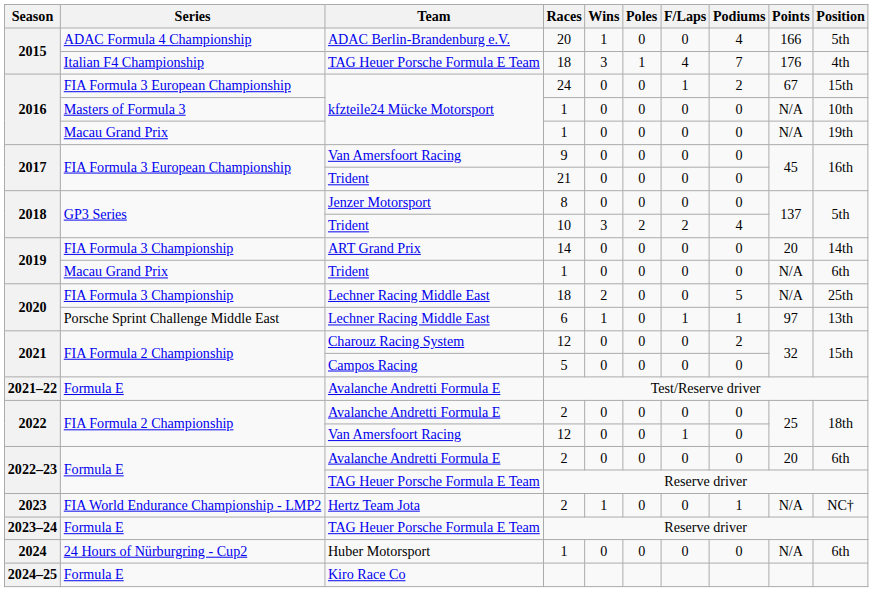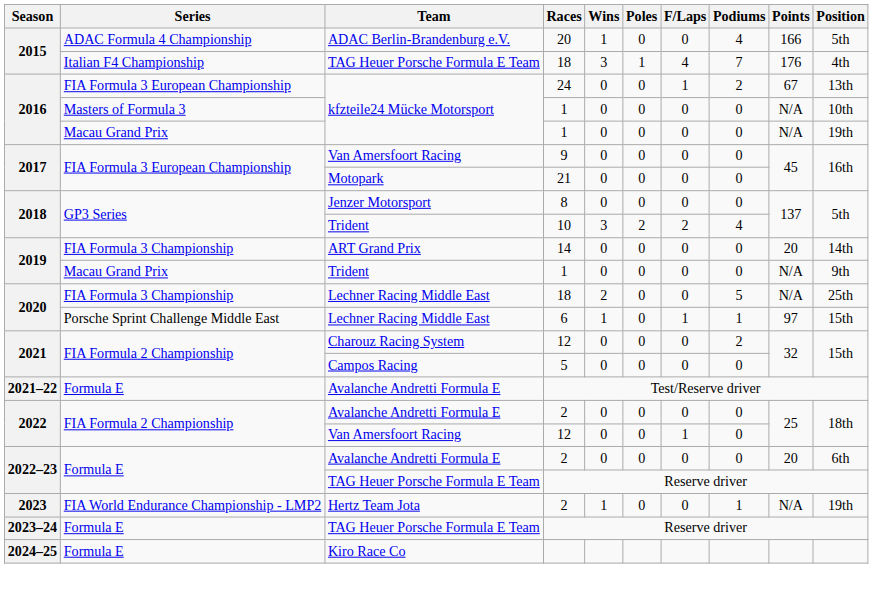(841, 86) 15th -> (841, 86) 13th
(348, 179) Trident -> (356, 179) Motopark
(841, 272) 6th -> (841, 272) 9th
(841, 319) 13th -> (841, 319) 15th
(841, 505) NC† -> (841, 505) 19th
- row: (32, 551)
